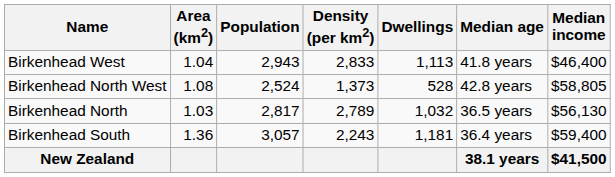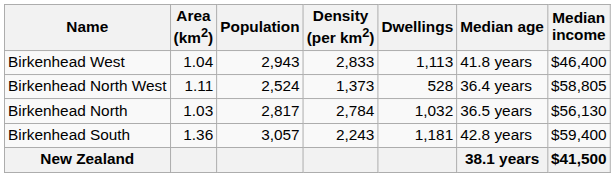(198, 86) 1.08 -> (199, 86) 1.11
(496, 86) 42.8 years -> (496, 86) 36.4 years
(355, 111) 2,789 -> (355, 111) 2,784
(496, 135) 36.4 years -> (496, 135) 42.8 years
